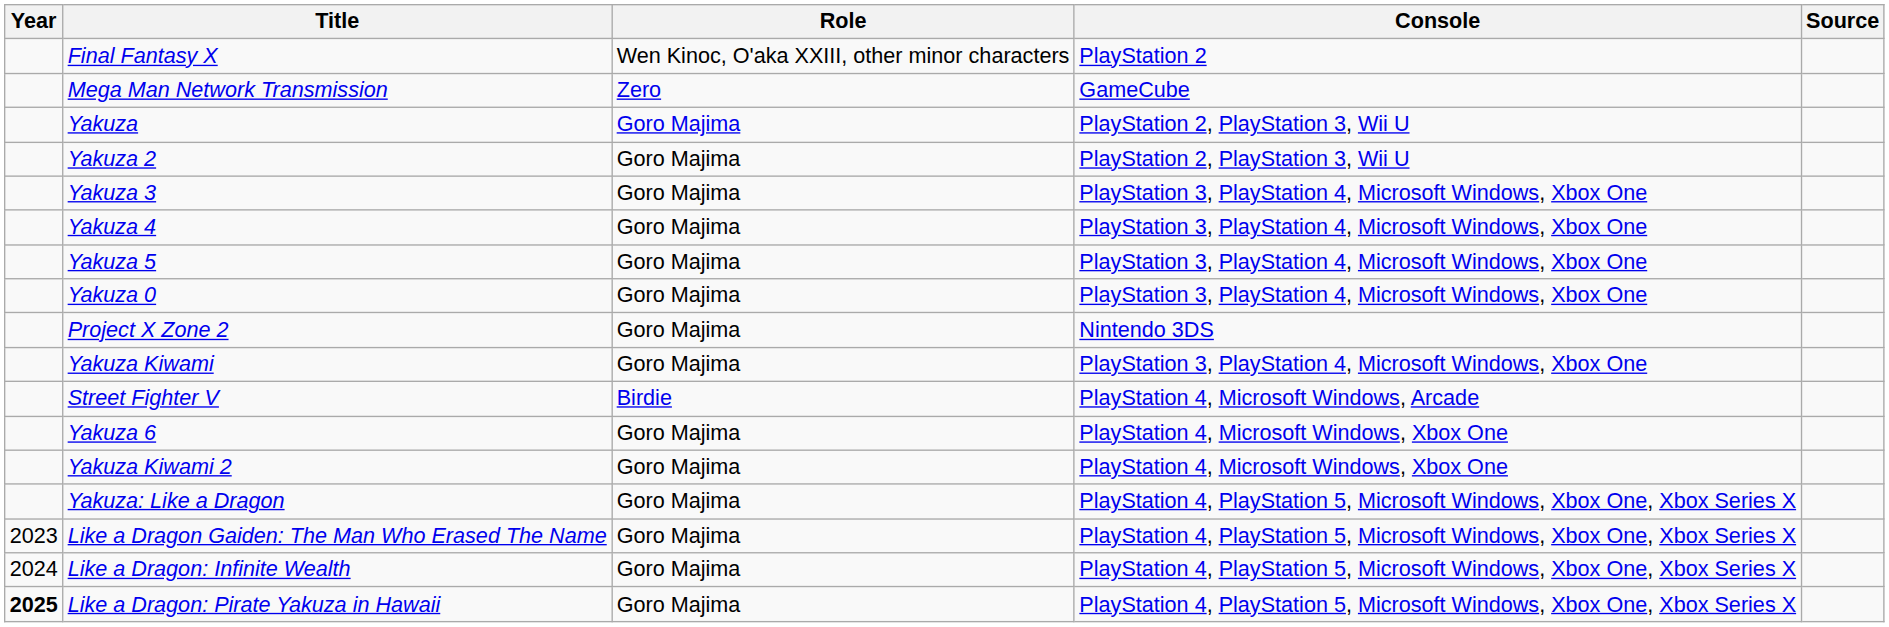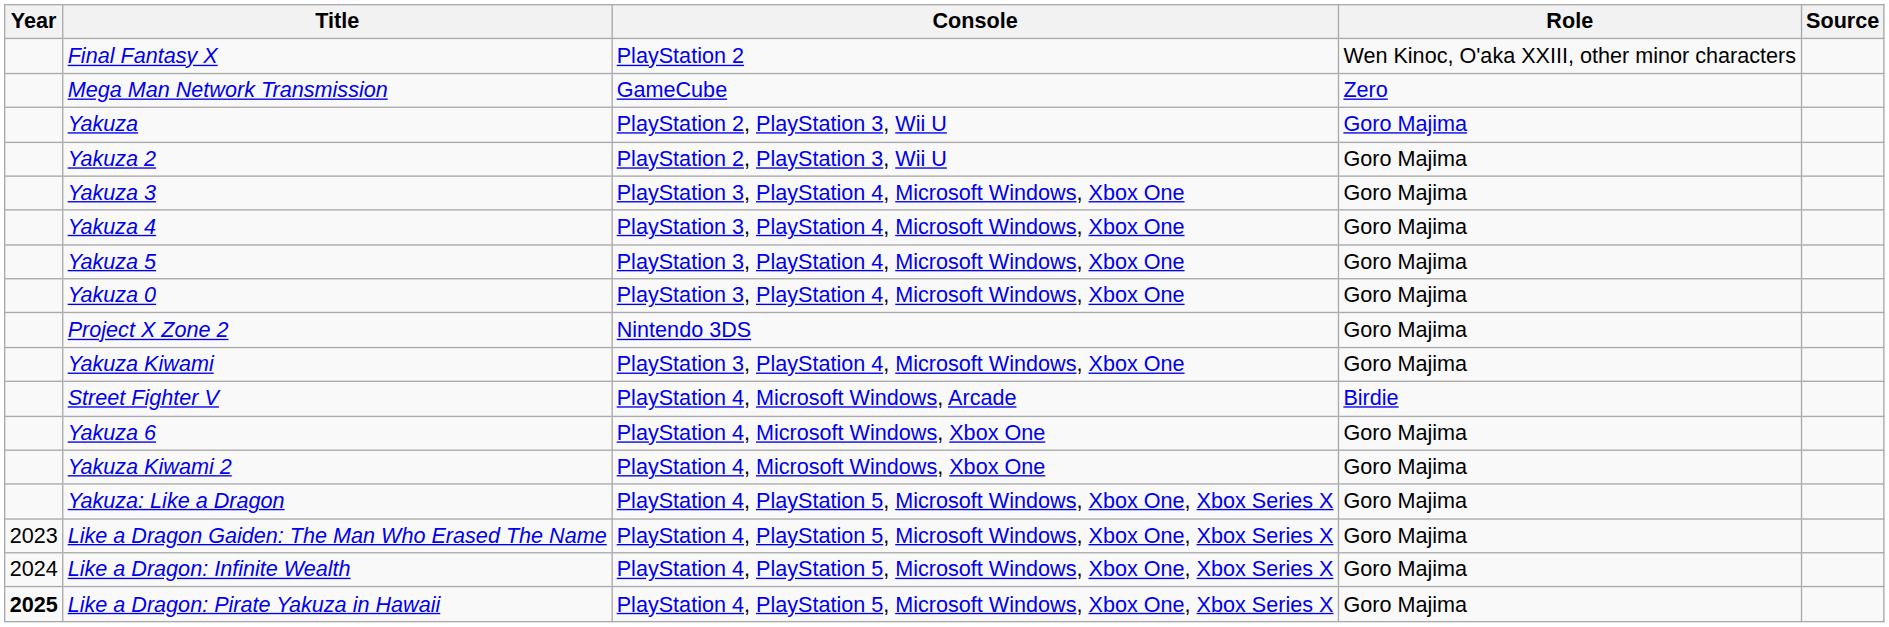columns swapped: (843, 21) <-> (1438, 21)
